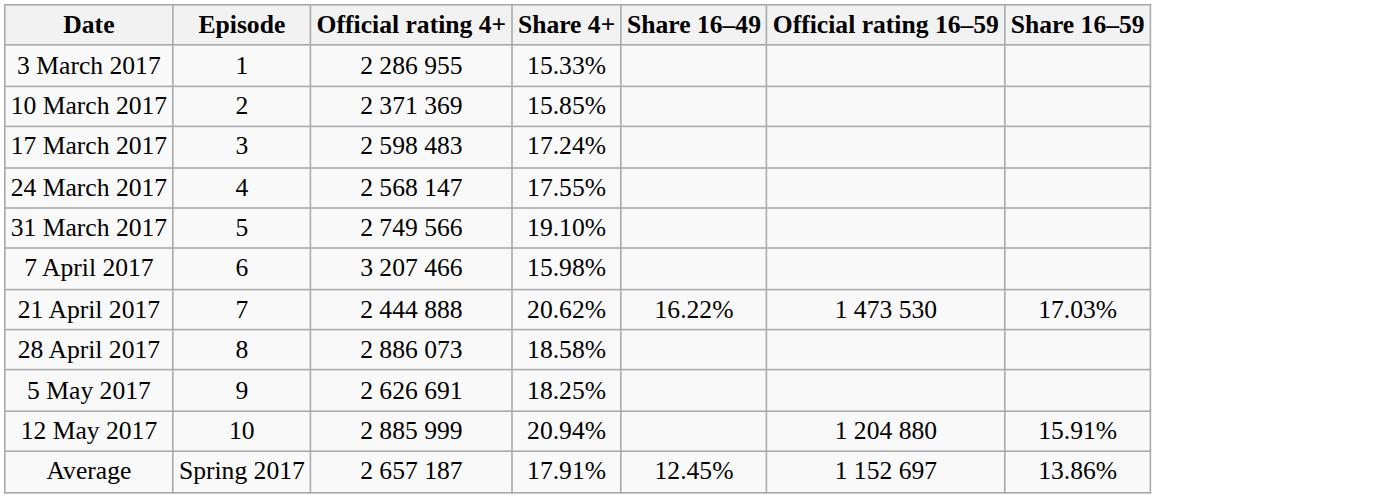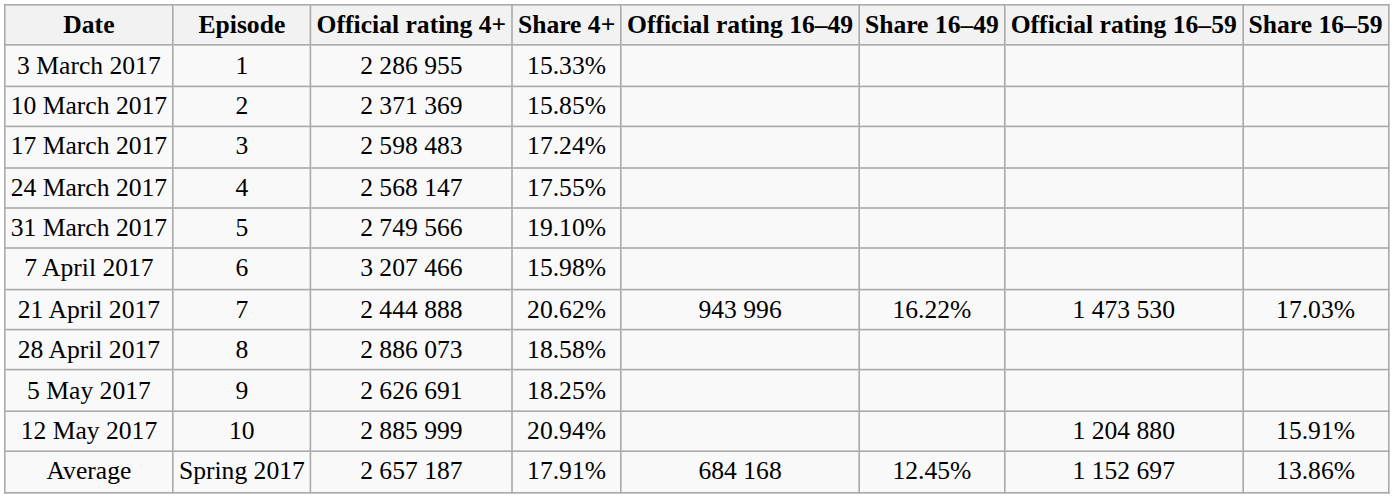+ column: (740, 24)
